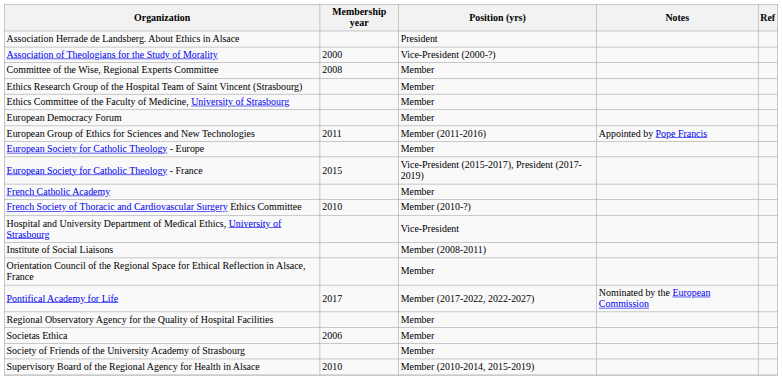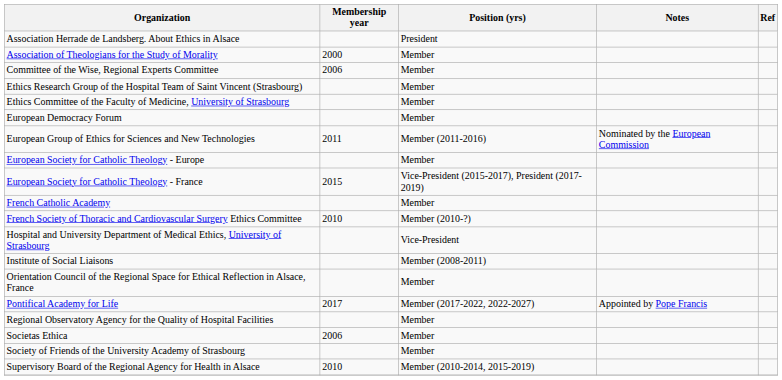(448, 54) Vice-President (2000-?) -> (417, 54) Member
(332, 70) 2008 -> (332, 70) 2006
(653, 133) Appointed by Pope Francis -> (655, 139) Nominated by the European Commission
(655, 298) Nominated by the European Commission -> (653, 304) Appointed by Pope Francis
